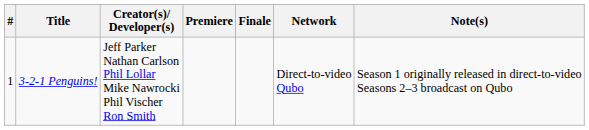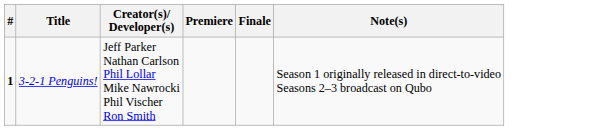- column: (314, 20)
(10, 81) normal -> (10, 81) bold
